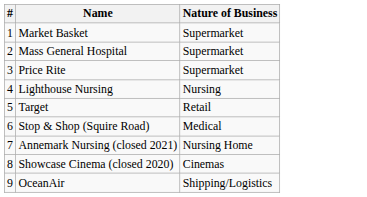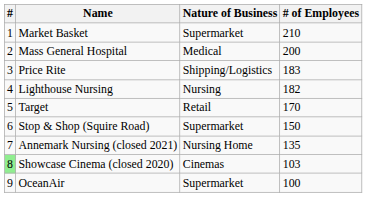+ column: (321, 13)
(213, 51) Supermarket -> (202, 51) Medical
(213, 70) Supermarket -> (227, 70) Shipping/Logistics
(202, 126) Medical -> (213, 126) Supermarket
(10, 164) no background -> (10, 164) lightgreen background
(227, 182) Shipping/Logistics -> (213, 182) Supermarket
